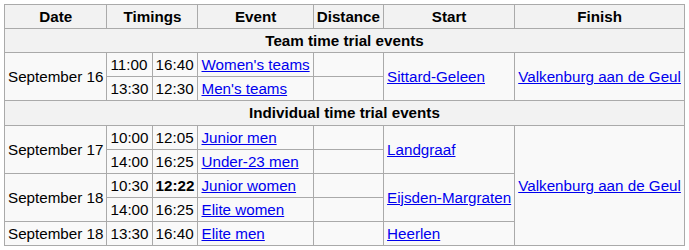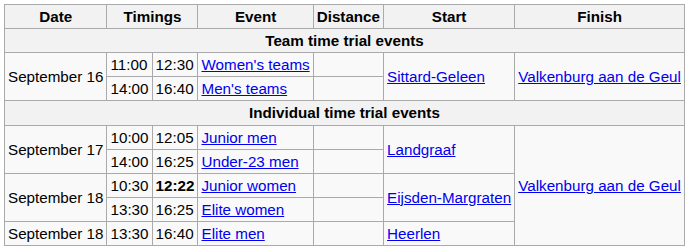(175, 65) 16:40 -> (175, 65) 12:30
(130, 89) 13:30 -> (130, 89) 14:00
(175, 89) 12:30 -> (175, 89) 16:40
(130, 209) 14:00 -> (130, 209) 13:30
